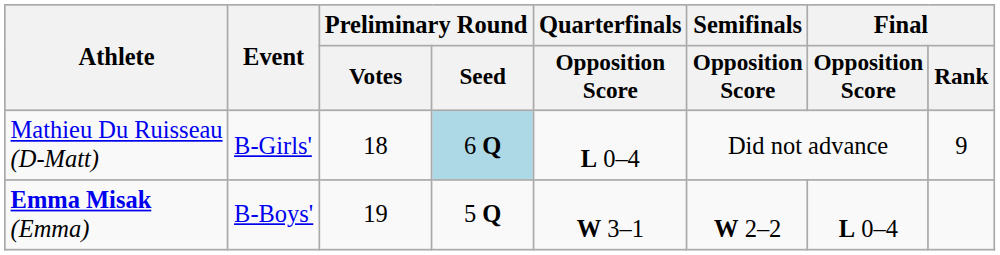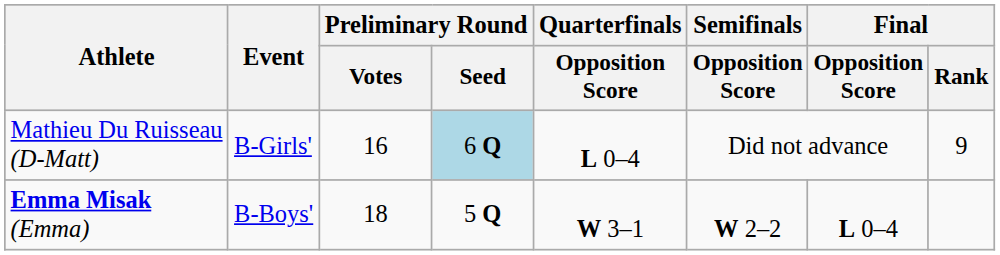(376, 145) 18 -> (376, 145) 16
(376, 214) 19 -> (376, 214) 18
